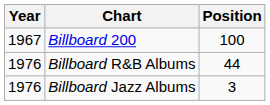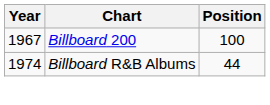(25, 64) 1976 -> (25, 64) 1974
- row: (122, 87)
